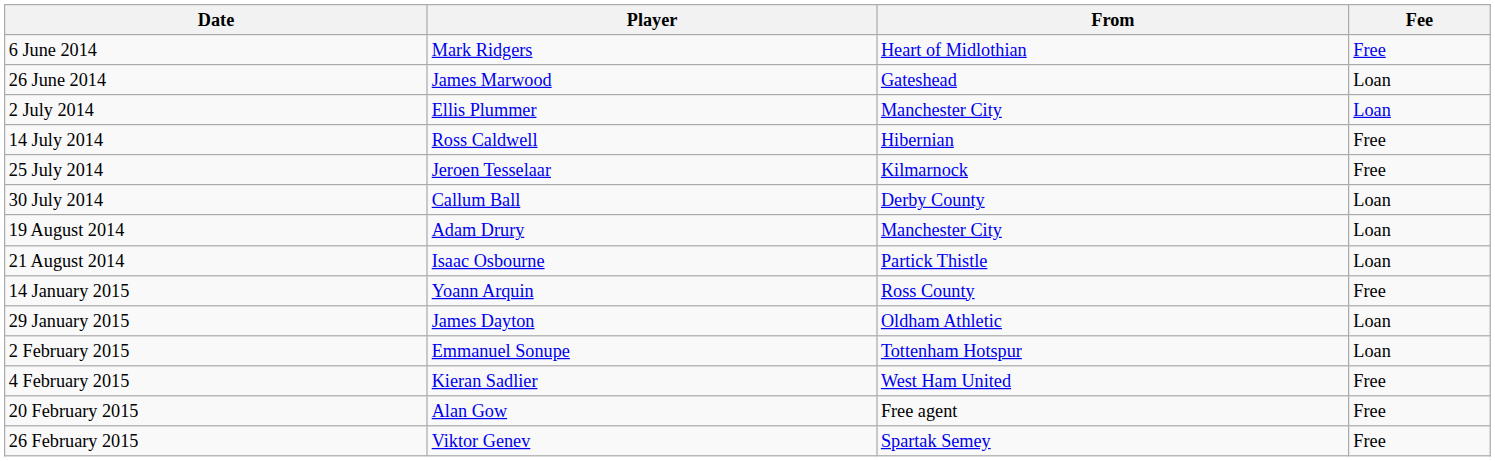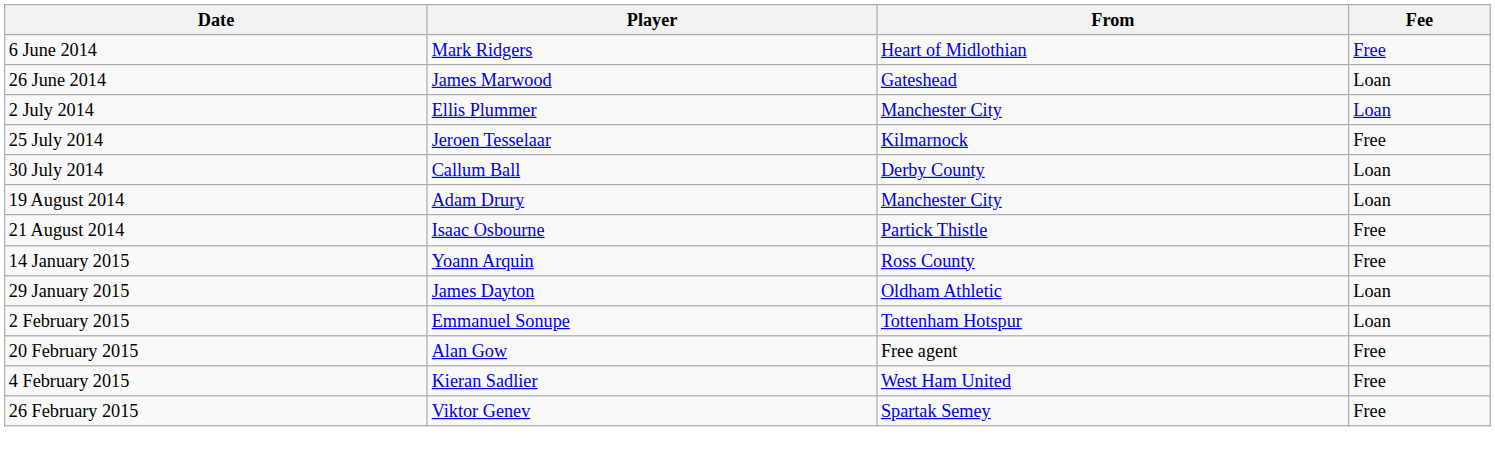- row: (56, 140)
(1372, 260) Loan -> (1370, 230) Free
rows swapped: (69, 380) <-> (74, 410)
